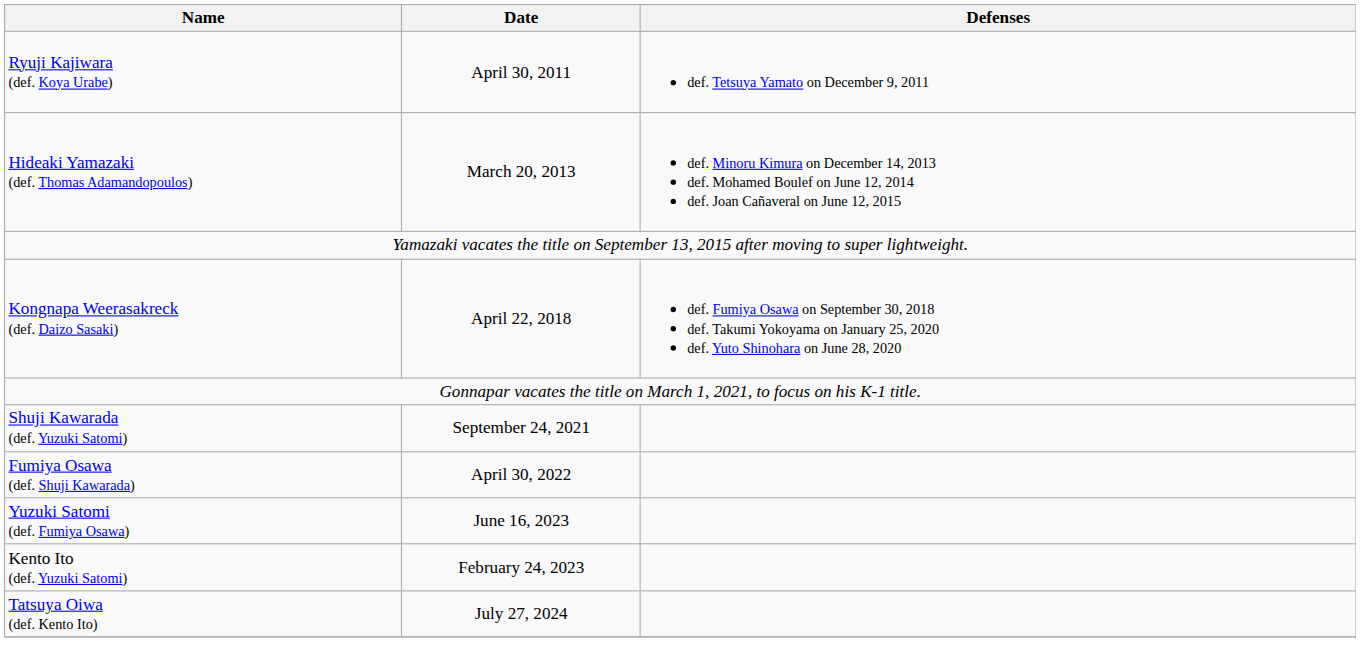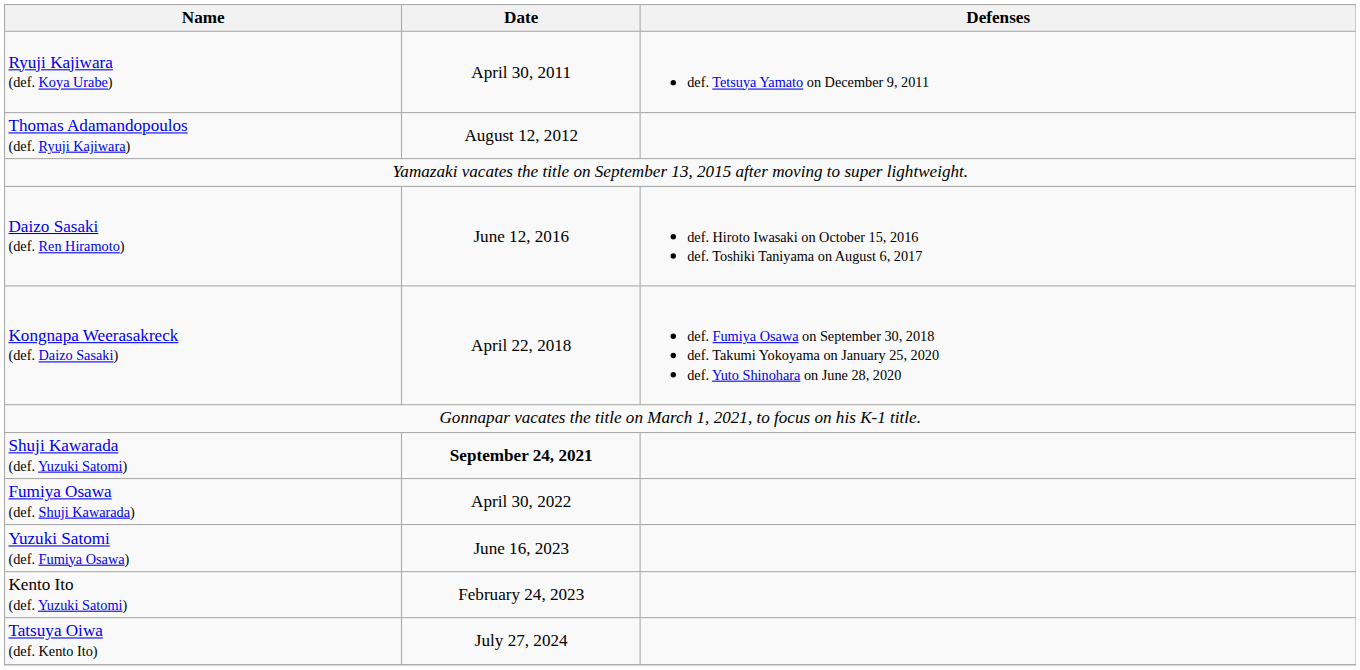+ row: (98, 135)
- row: (100, 171)
+ row: (67, 235)
(521, 428) normal -> (521, 455) bold
